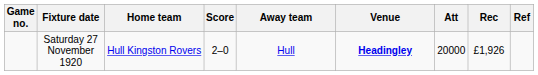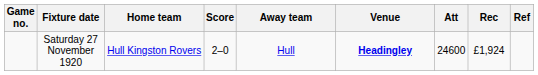(451, 51) 20000 -> (451, 51) 24600
(489, 51) £1,926 -> (489, 51) £1,924
